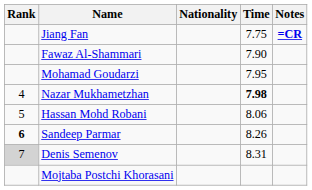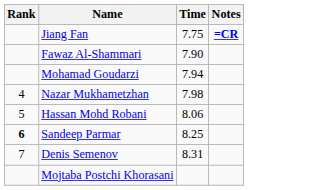- column: (208, 14)
(256, 74) 7.95 -> (193, 74) 7.94
(256, 94) bold -> (193, 94) normal
(256, 135) 8.26 -> (193, 135) 8.25
(21, 155) lightgrey background -> (21, 155) no background
